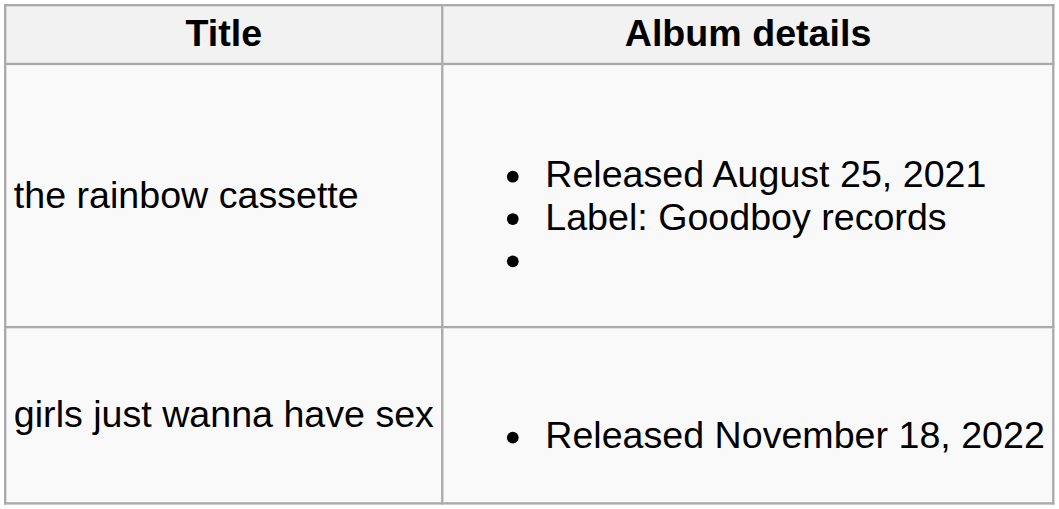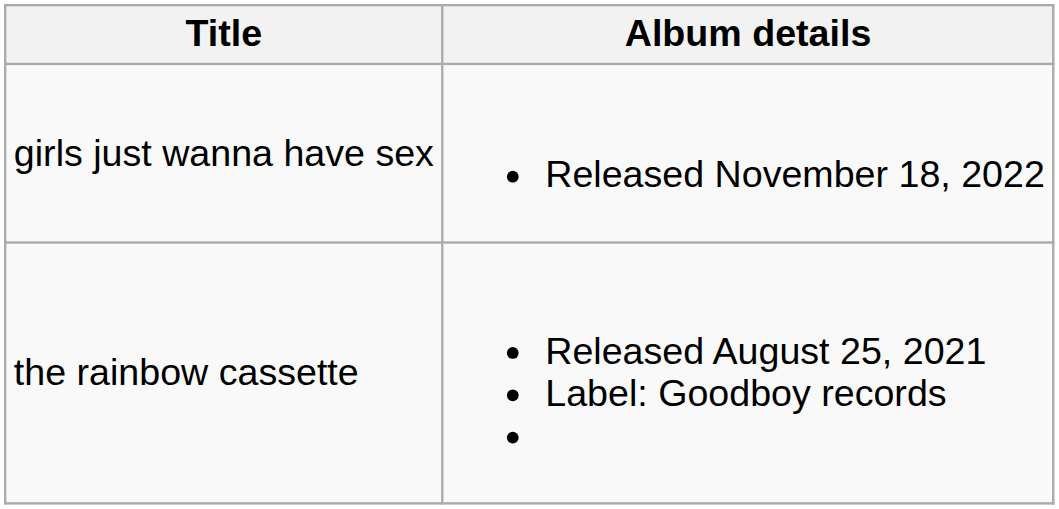rows swapped: (186, 194) <-> (224, 414)
